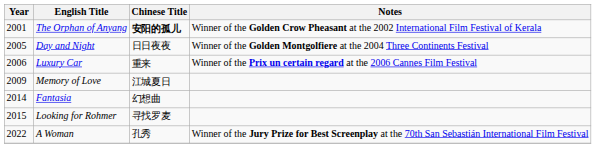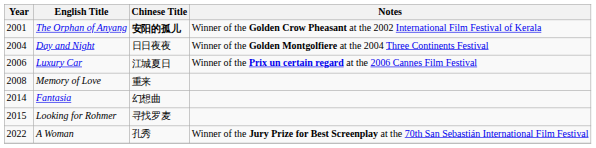(17, 45) 2005 -> (17, 45) 2004
(141, 63) 重来 -> (151, 63) 江城夏日
(17, 80) 2009 -> (17, 80) 2008
(151, 81) 江城夏日 -> (141, 81) 重来
